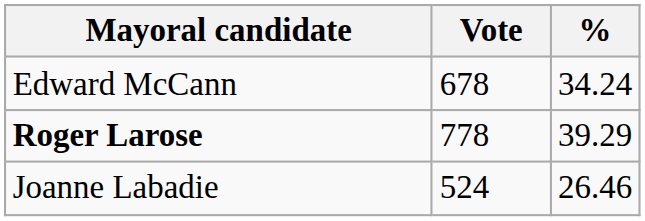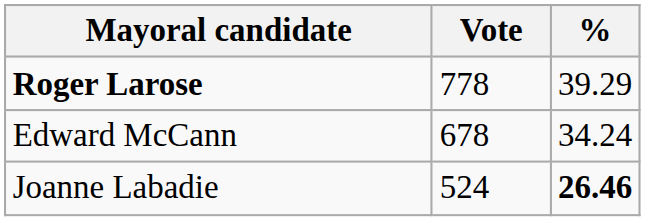rows swapped: (108, 135) <-> (125, 82)
(595, 187) normal -> (595, 187) bold
